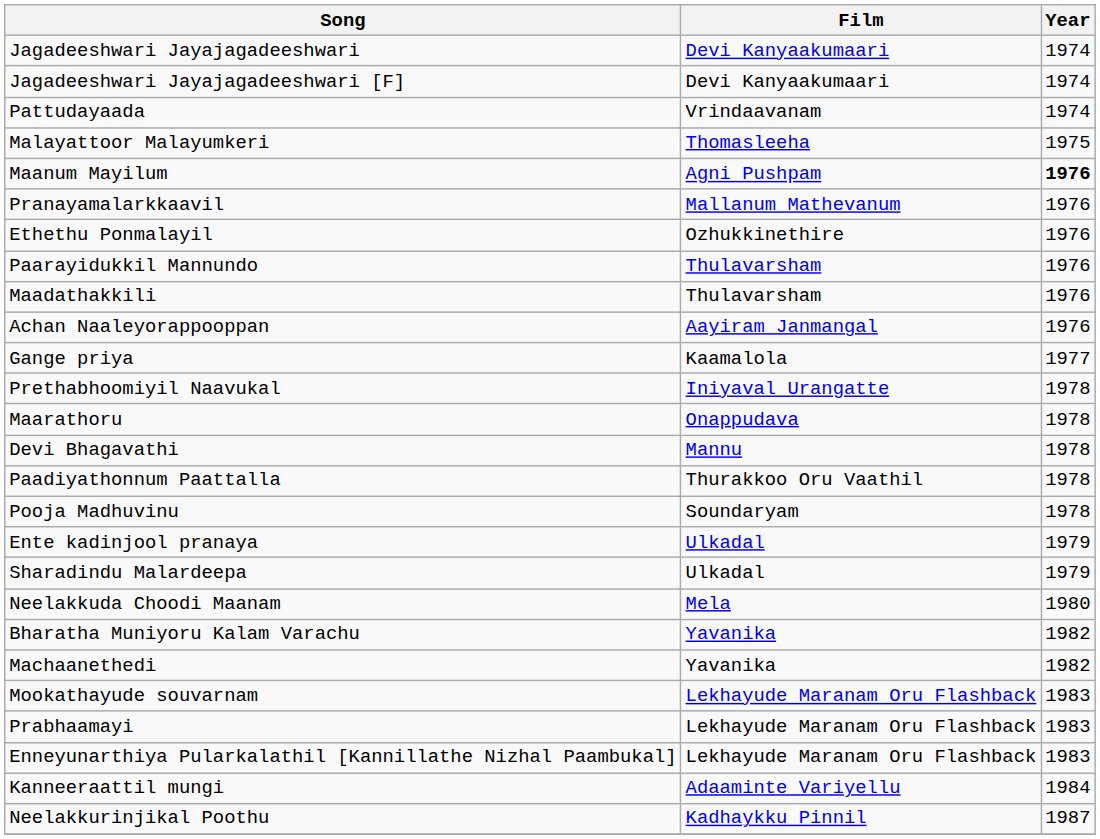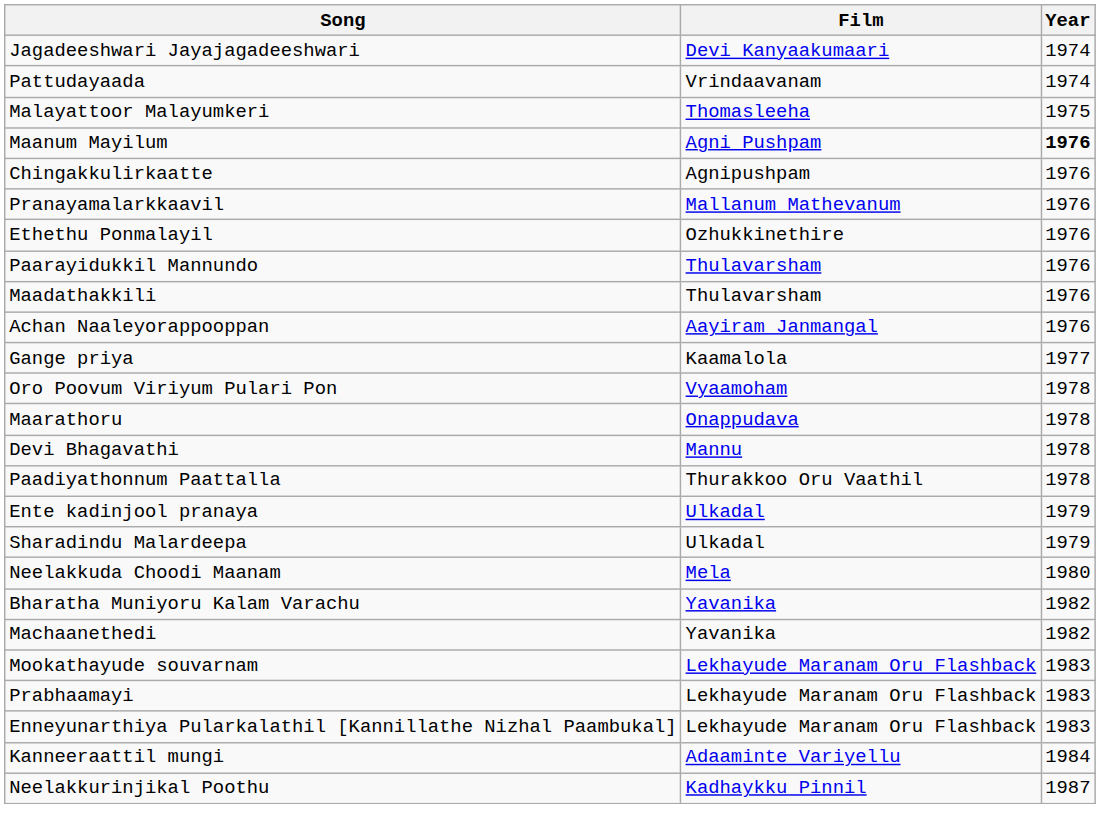- row: (207, 82)
+ row: (111, 174)
+ row: (173, 389)
- row: (145, 389)
- row: (94, 512)
